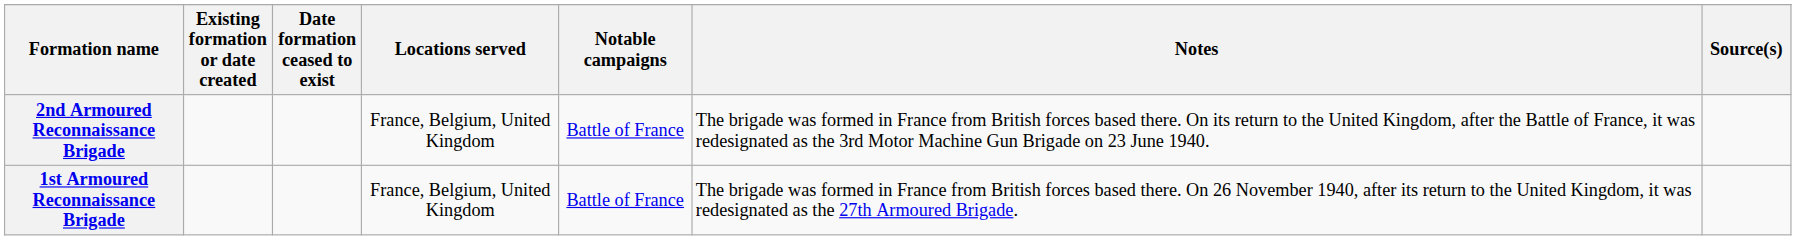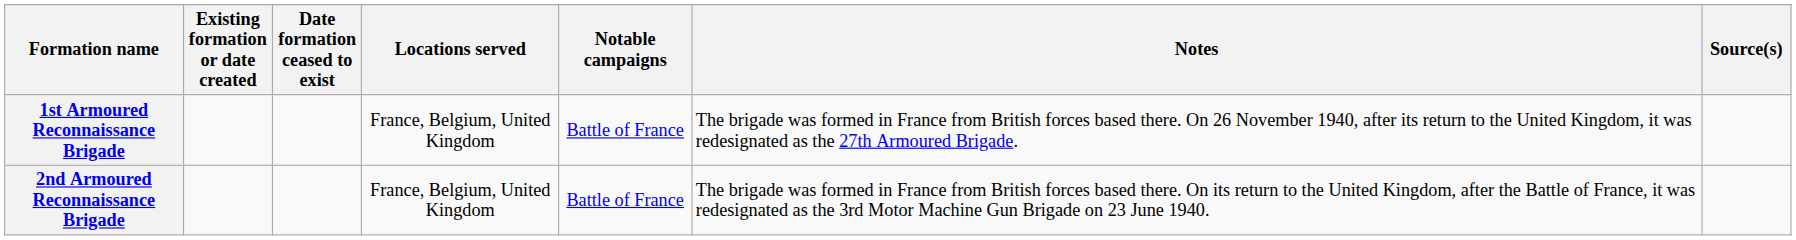rows swapped: (94, 199) <-> (94, 129)
